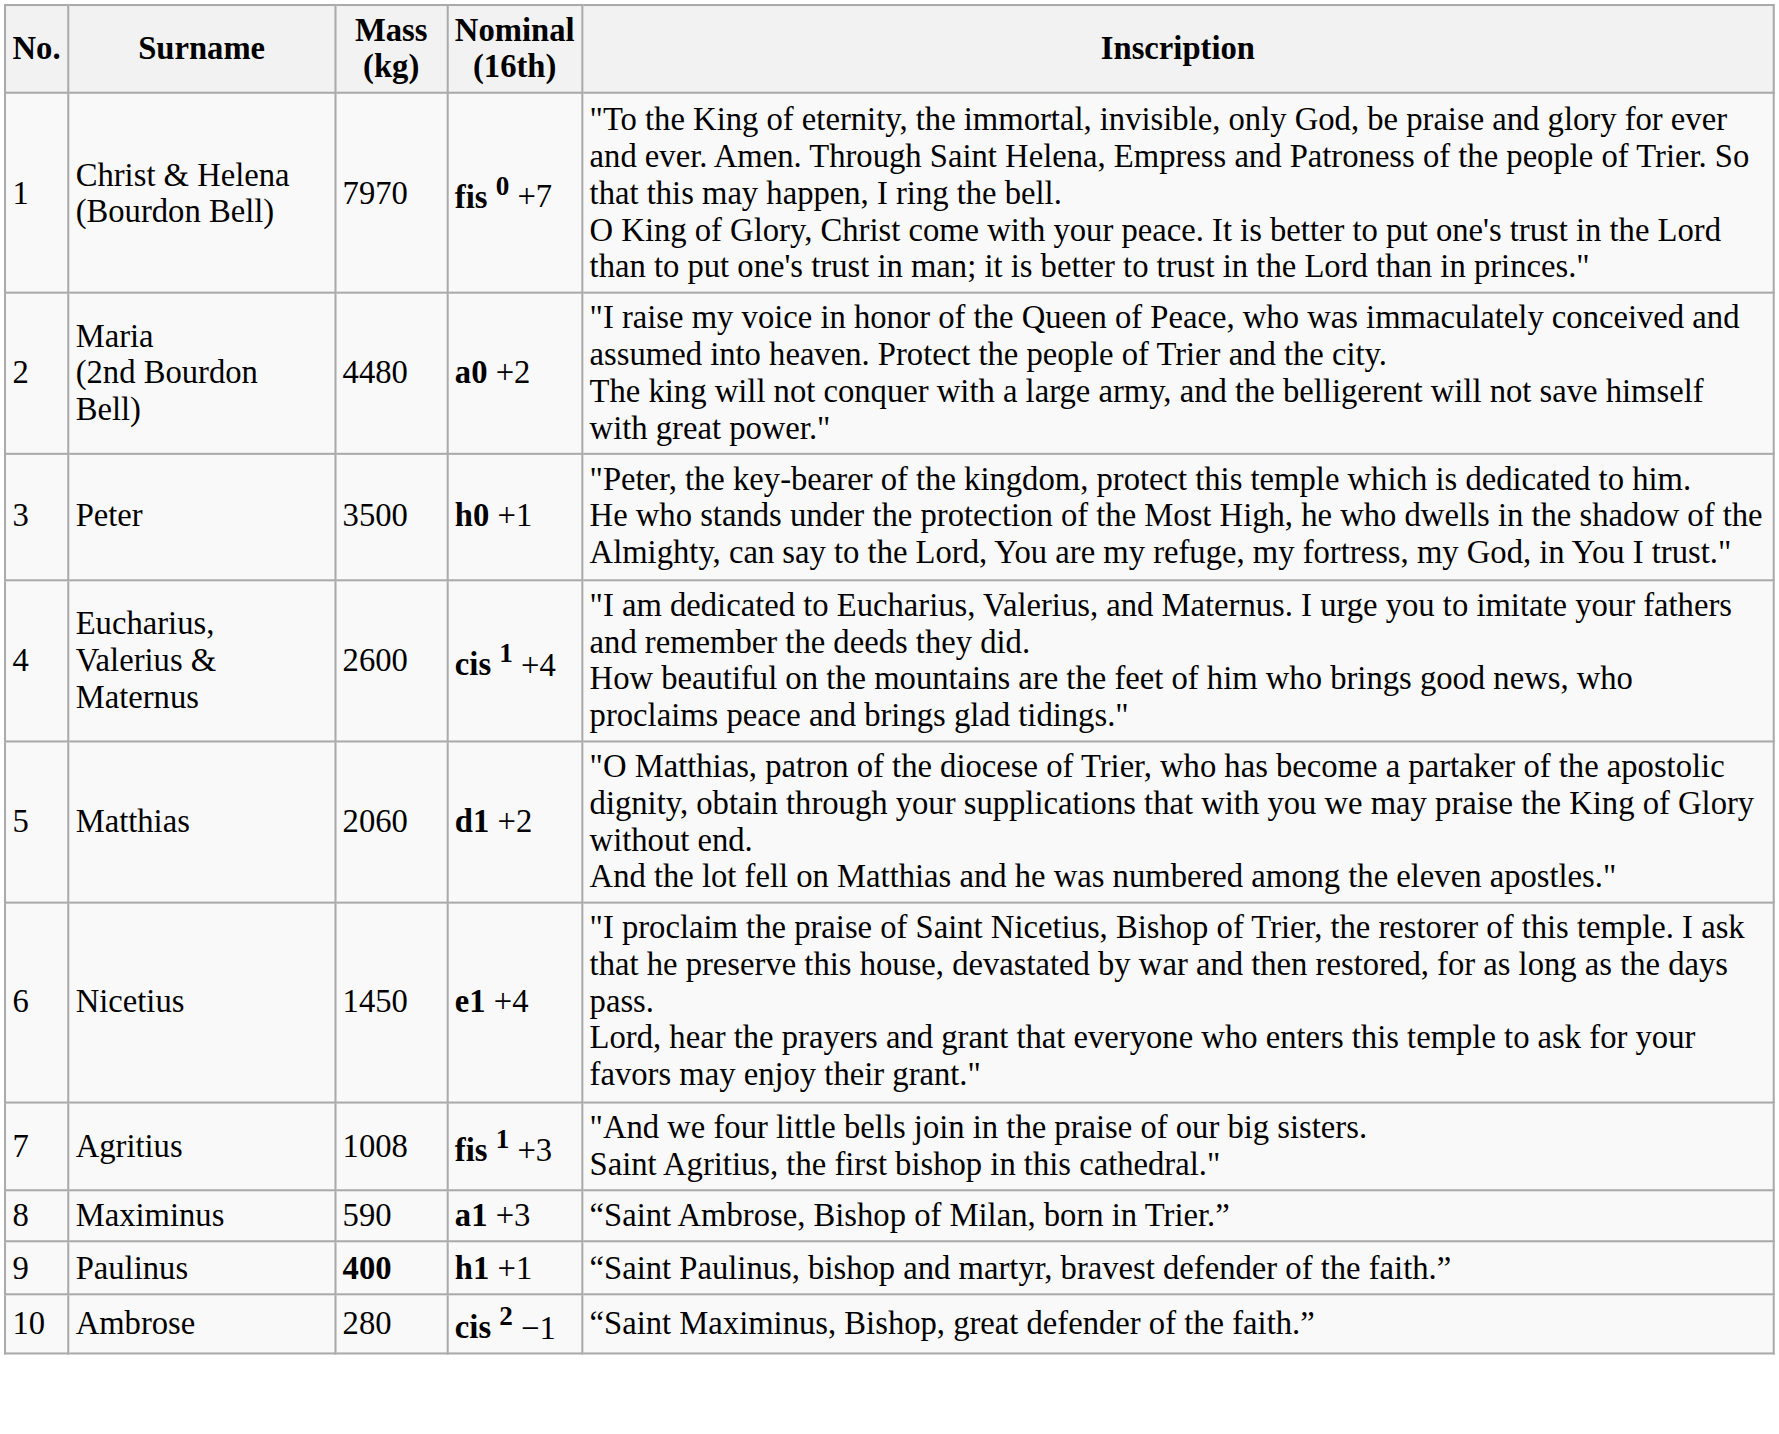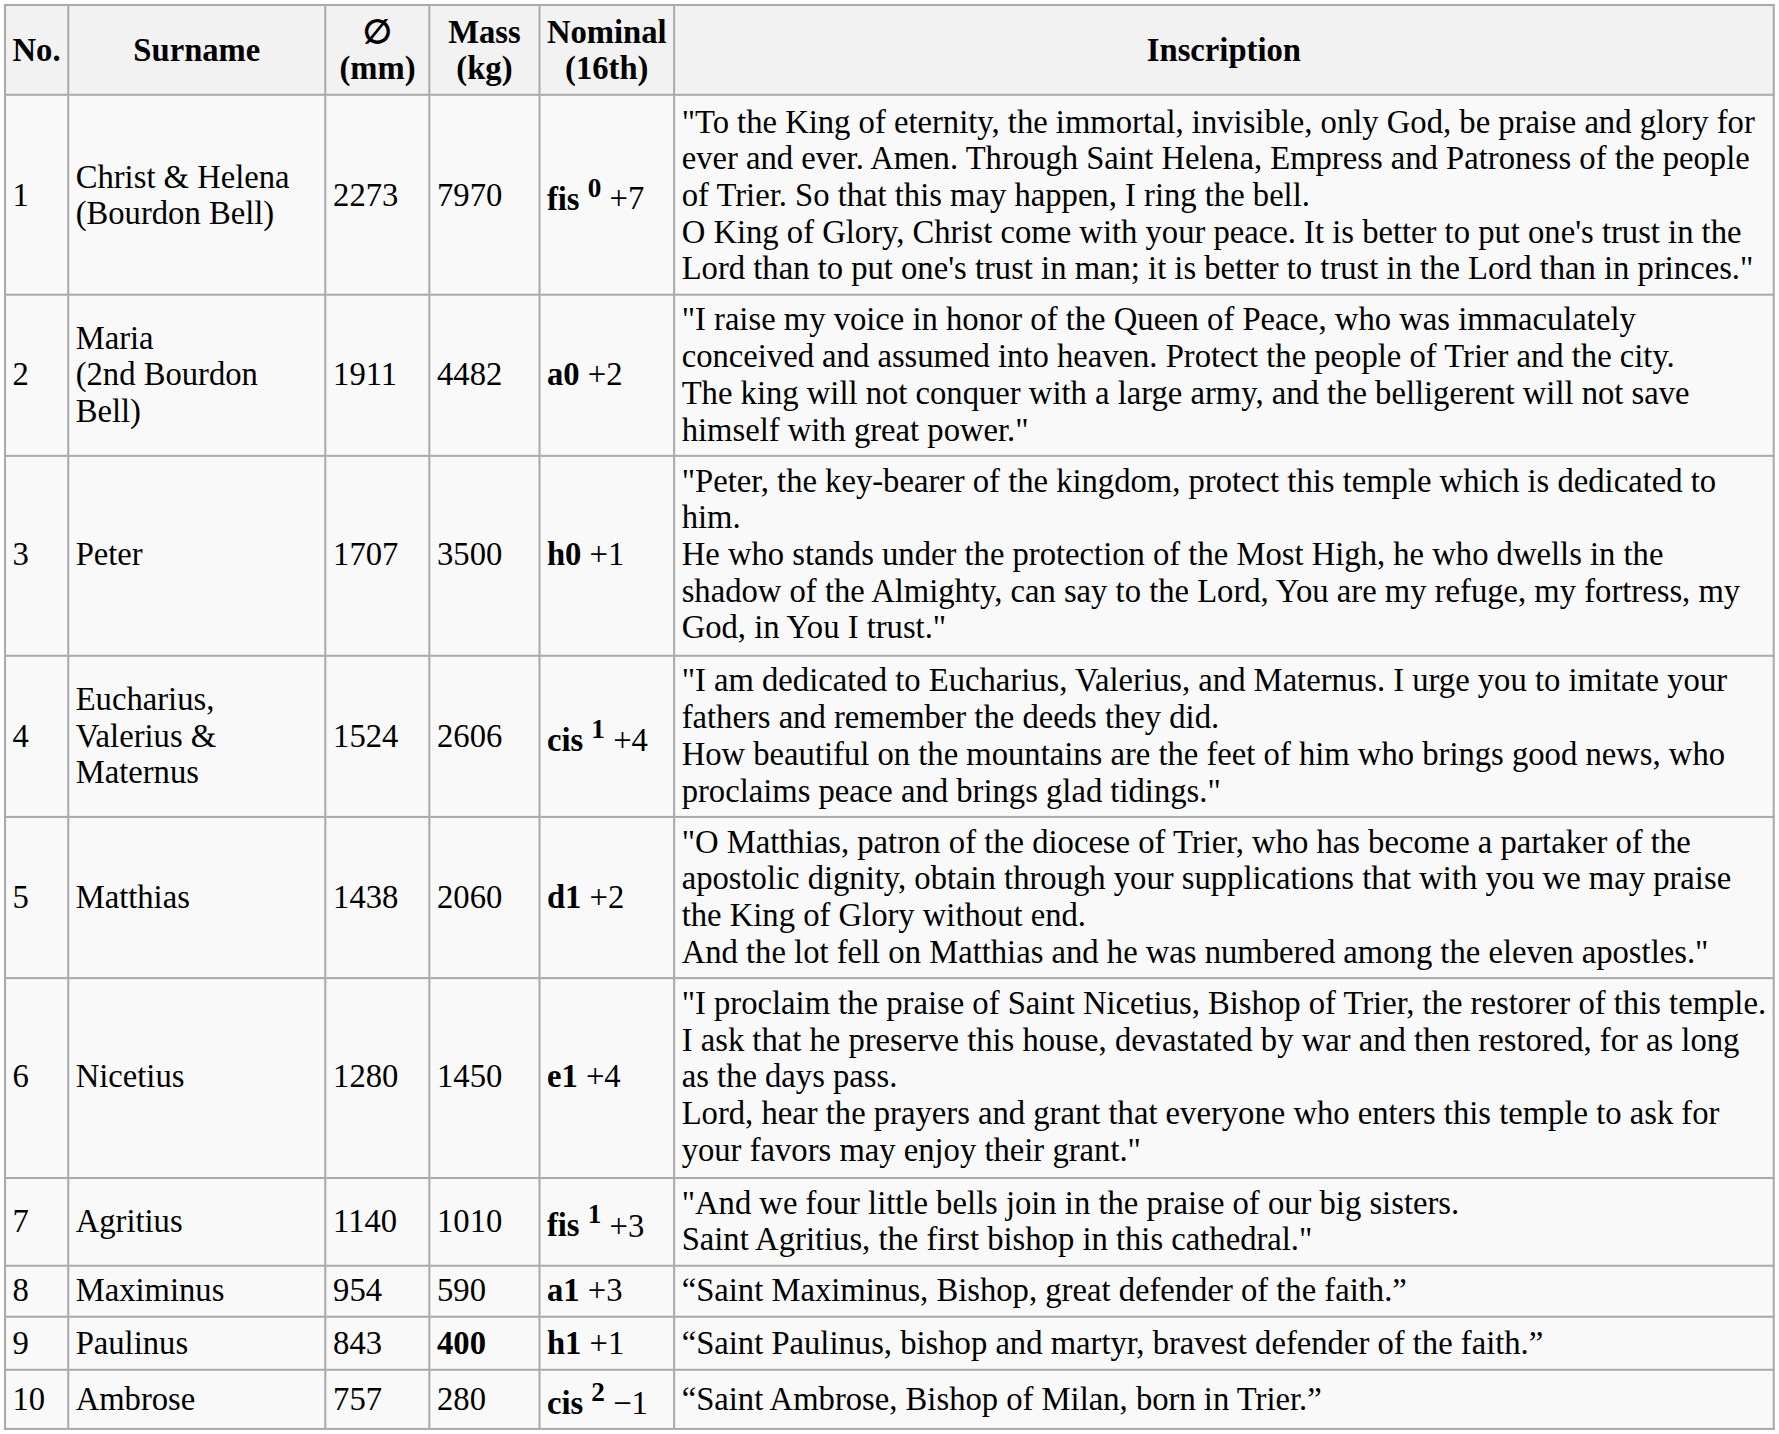+ column: (378, 50)
(375, 372) 4480 -> (470, 374) 4482
(375, 659) 2600 -> (470, 735) 2606
(375, 1145) 1008 -> (470, 1220) 1010
(910, 1215) “Saint Ambrose, Bishop of Milan, born in Trier.” -> (1044, 1291) “Saint Maximinus, Bishop, great defender of the faith.”
(952, 1323) “Saint Maximinus, Bishop, great defender of the faith.” -> (1002, 1399) “Saint Ambrose, Bishop of Milan, born in Trier.”
